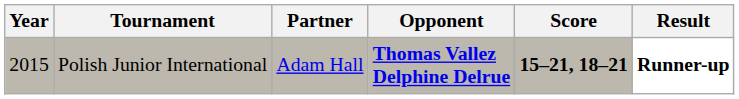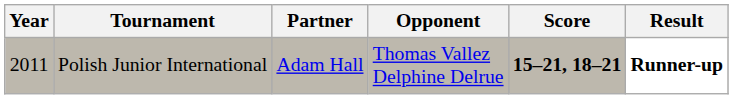(29, 65) 2015 -> (29, 65) 2011
(441, 65) bold -> (438, 65) normal
